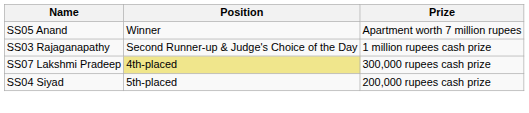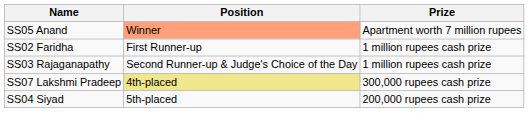(143, 30) no background -> (143, 30) lightsalmon background
+ row: (40, 47)
